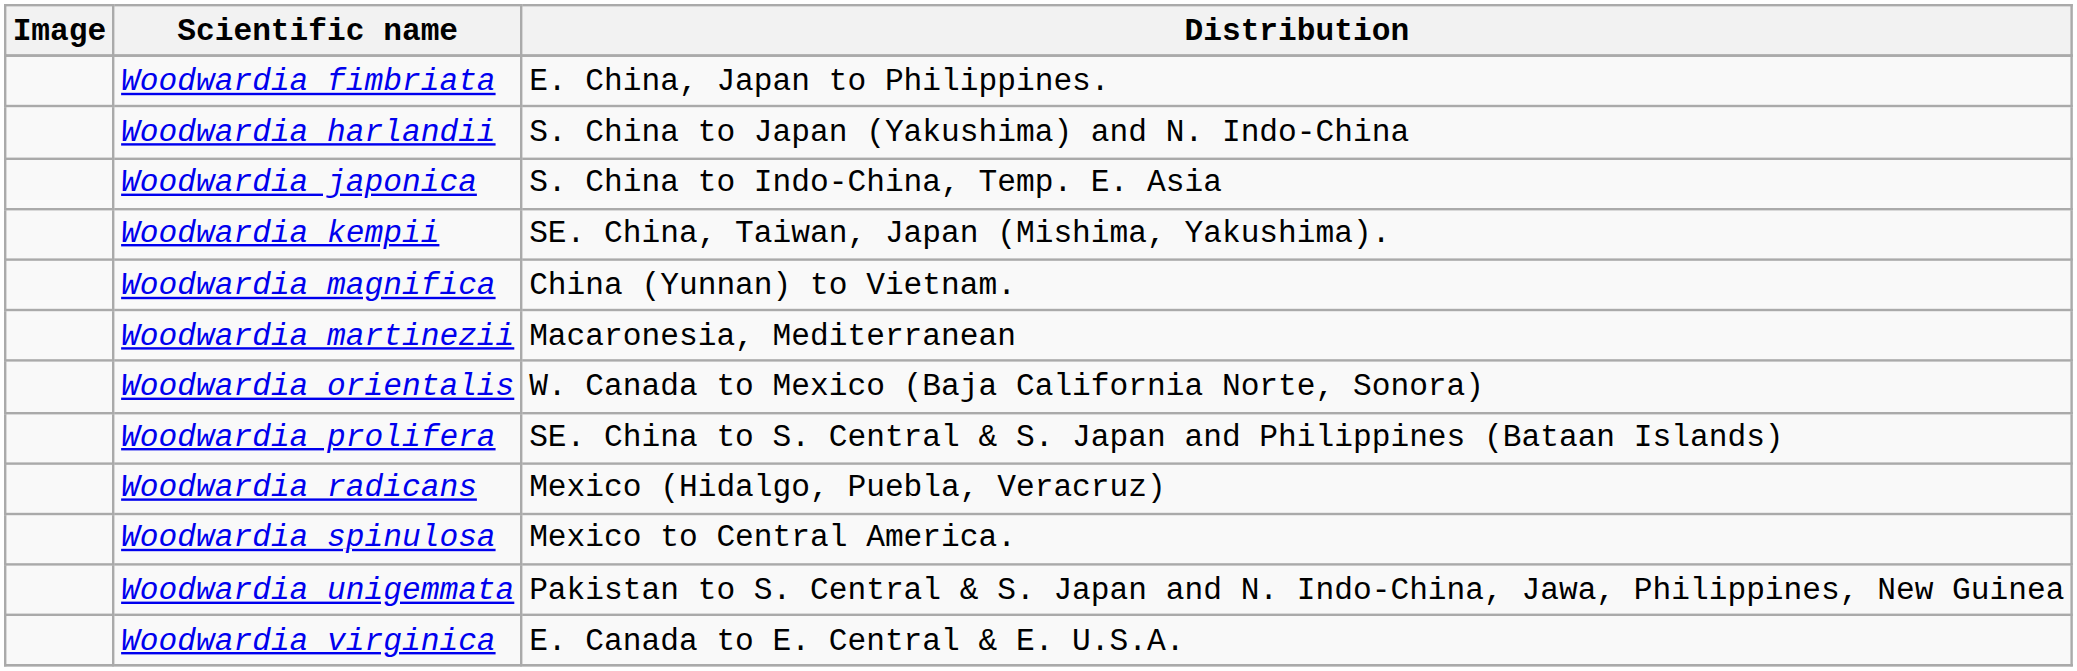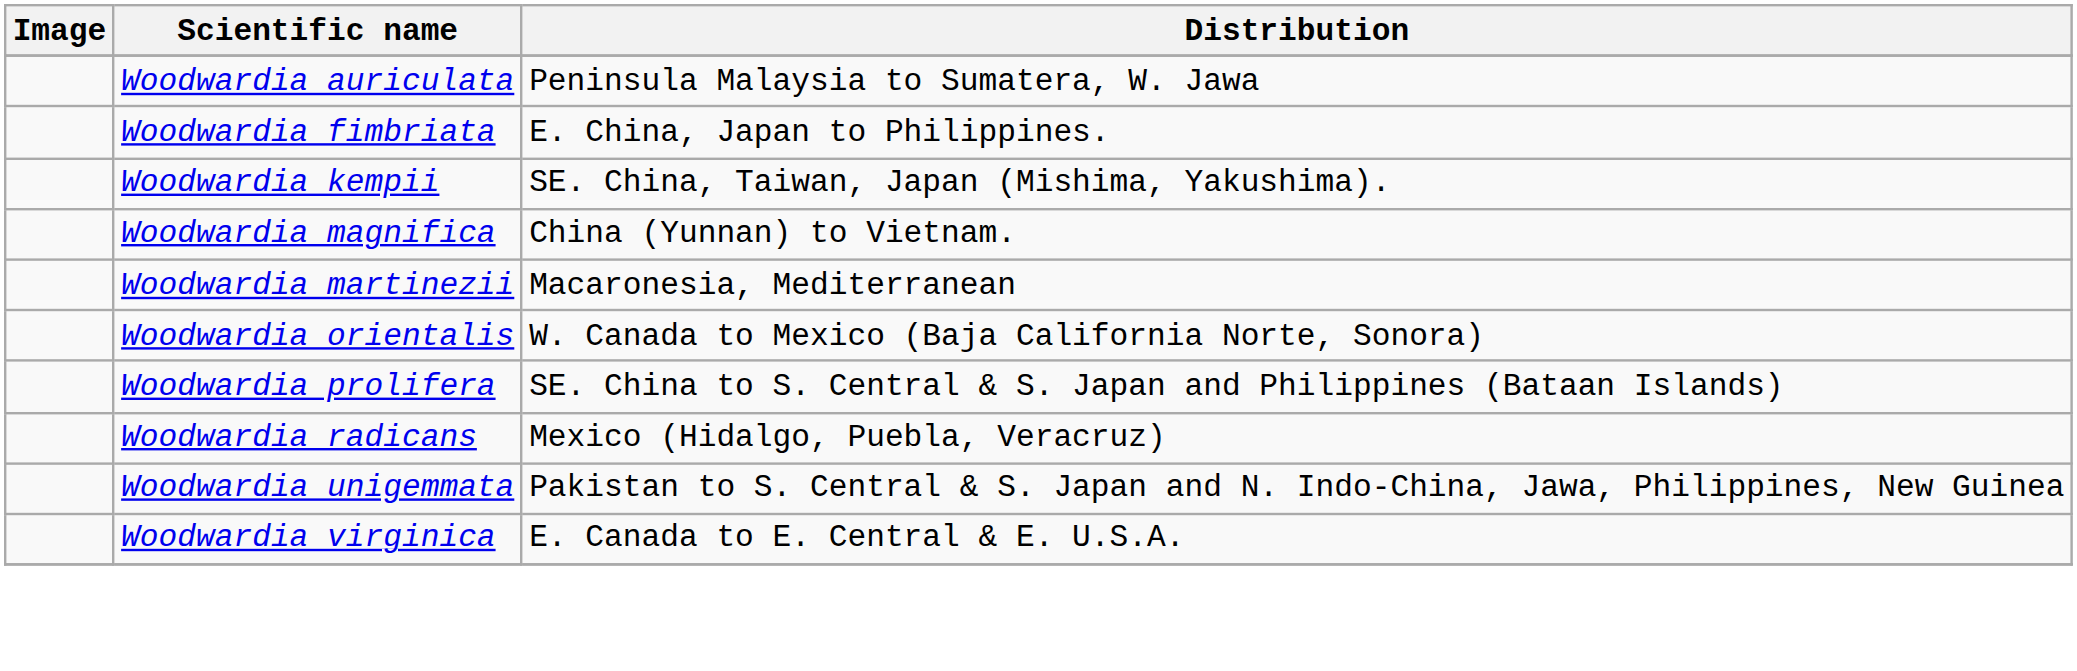+ row: (318, 81)
- row: (308, 132)
- row: (299, 183)
- row: (308, 539)
